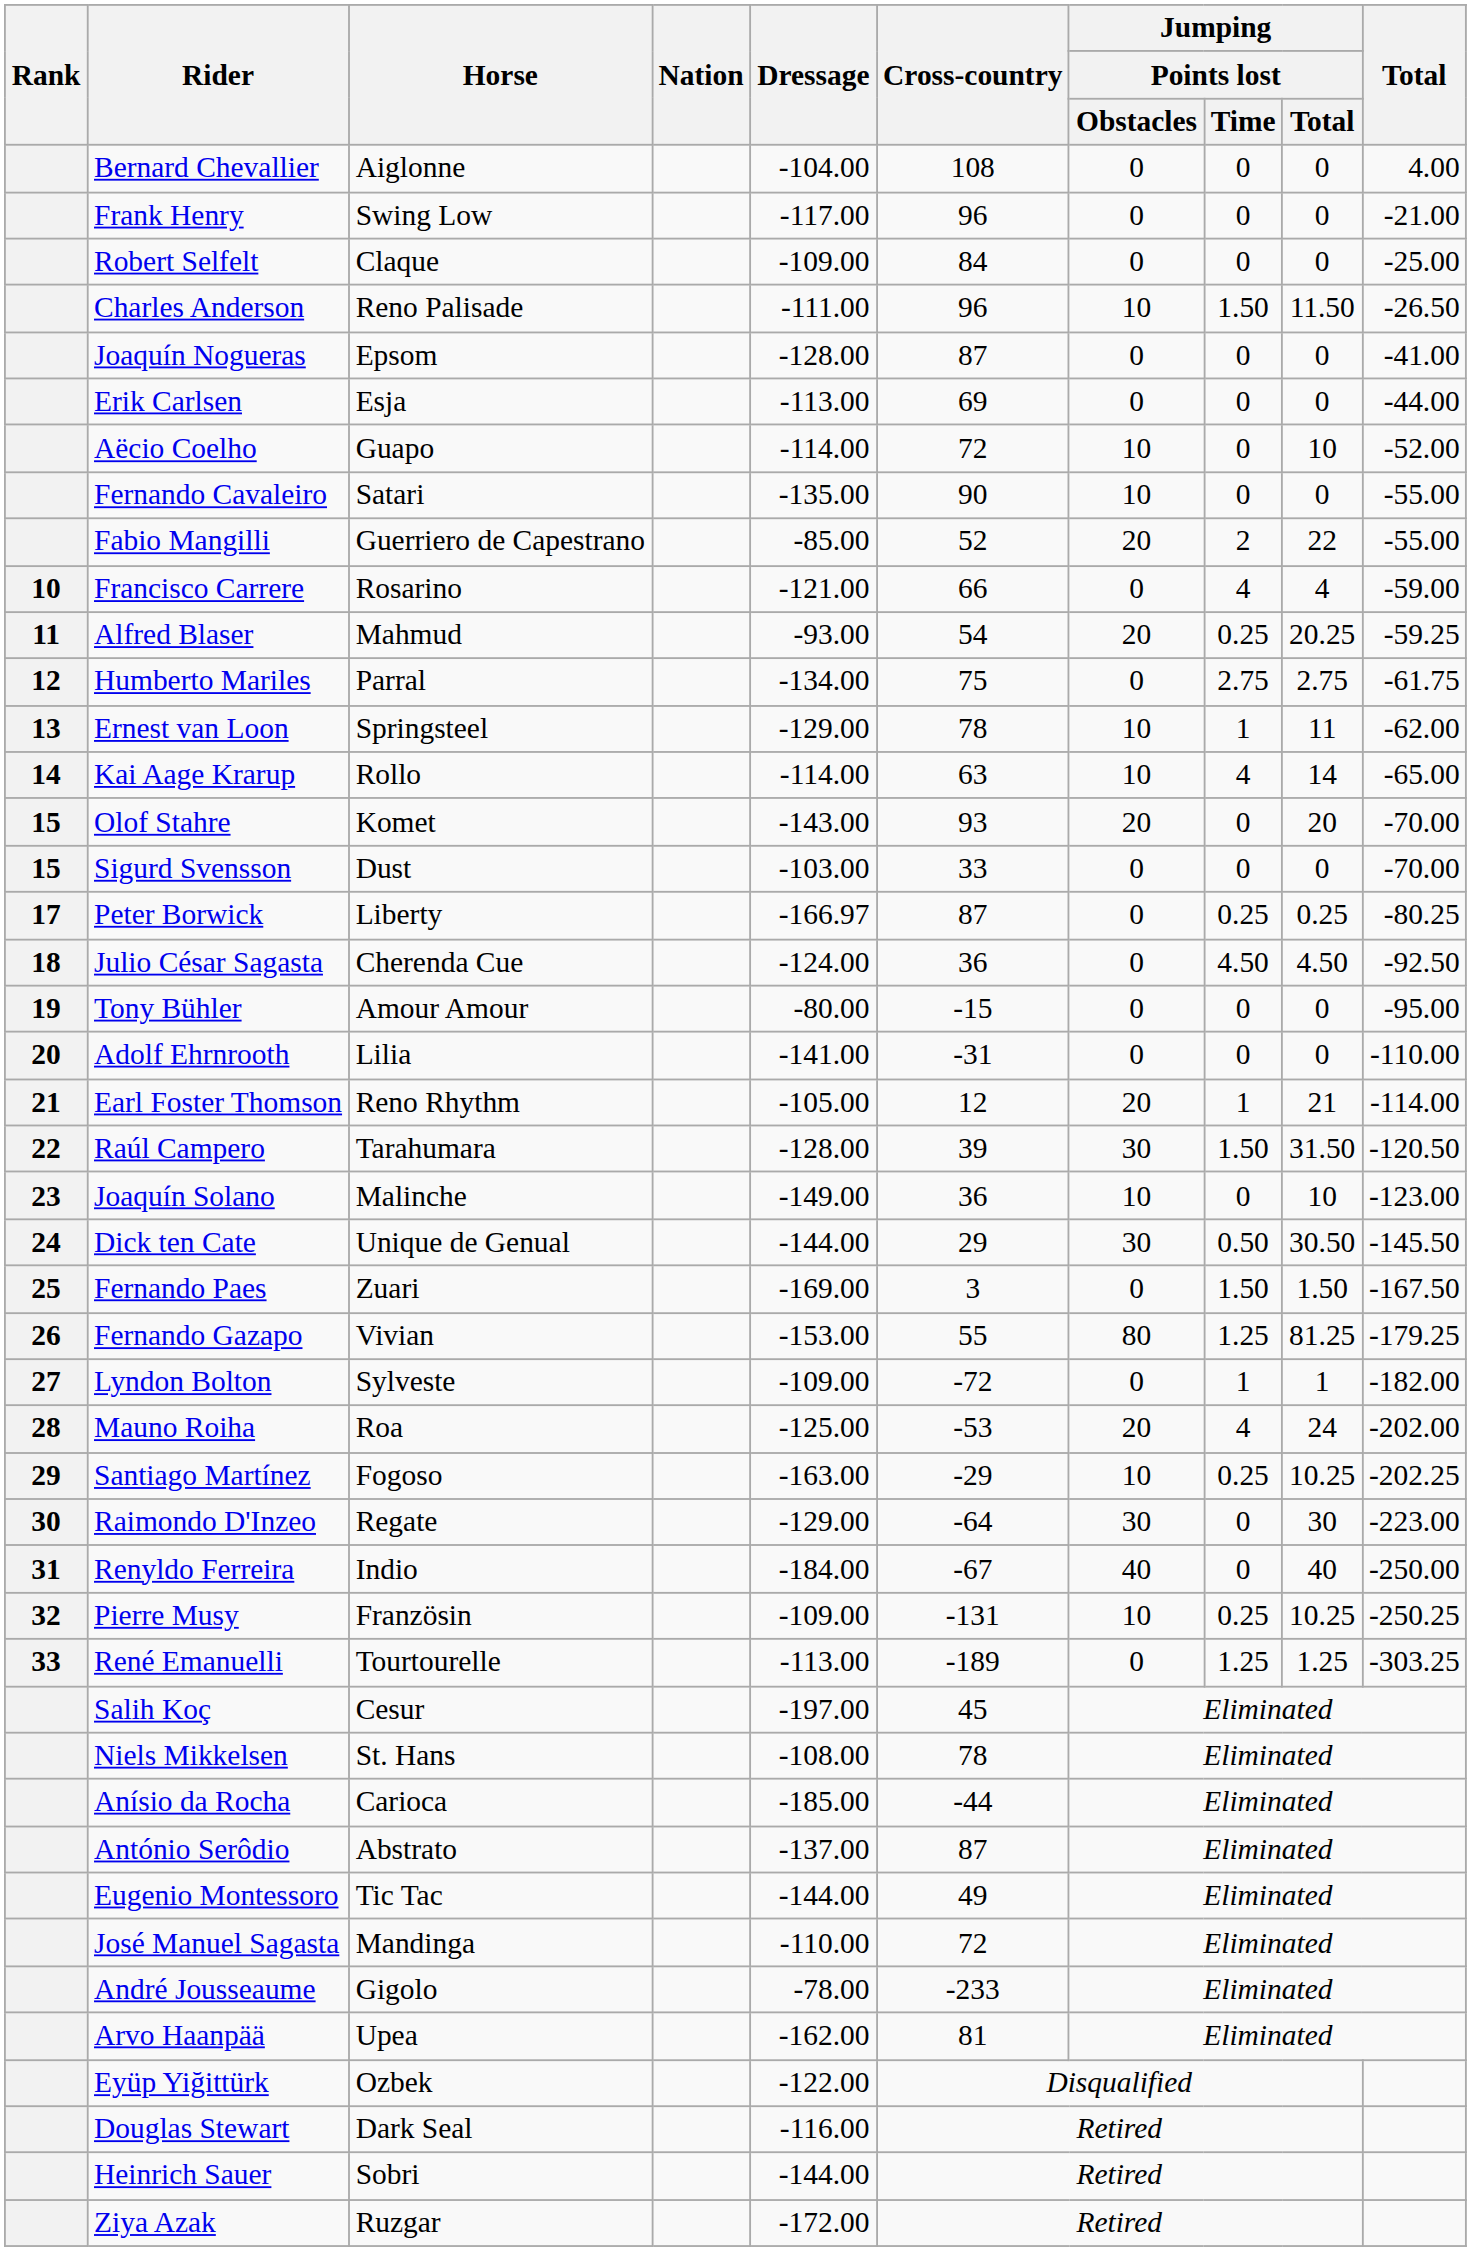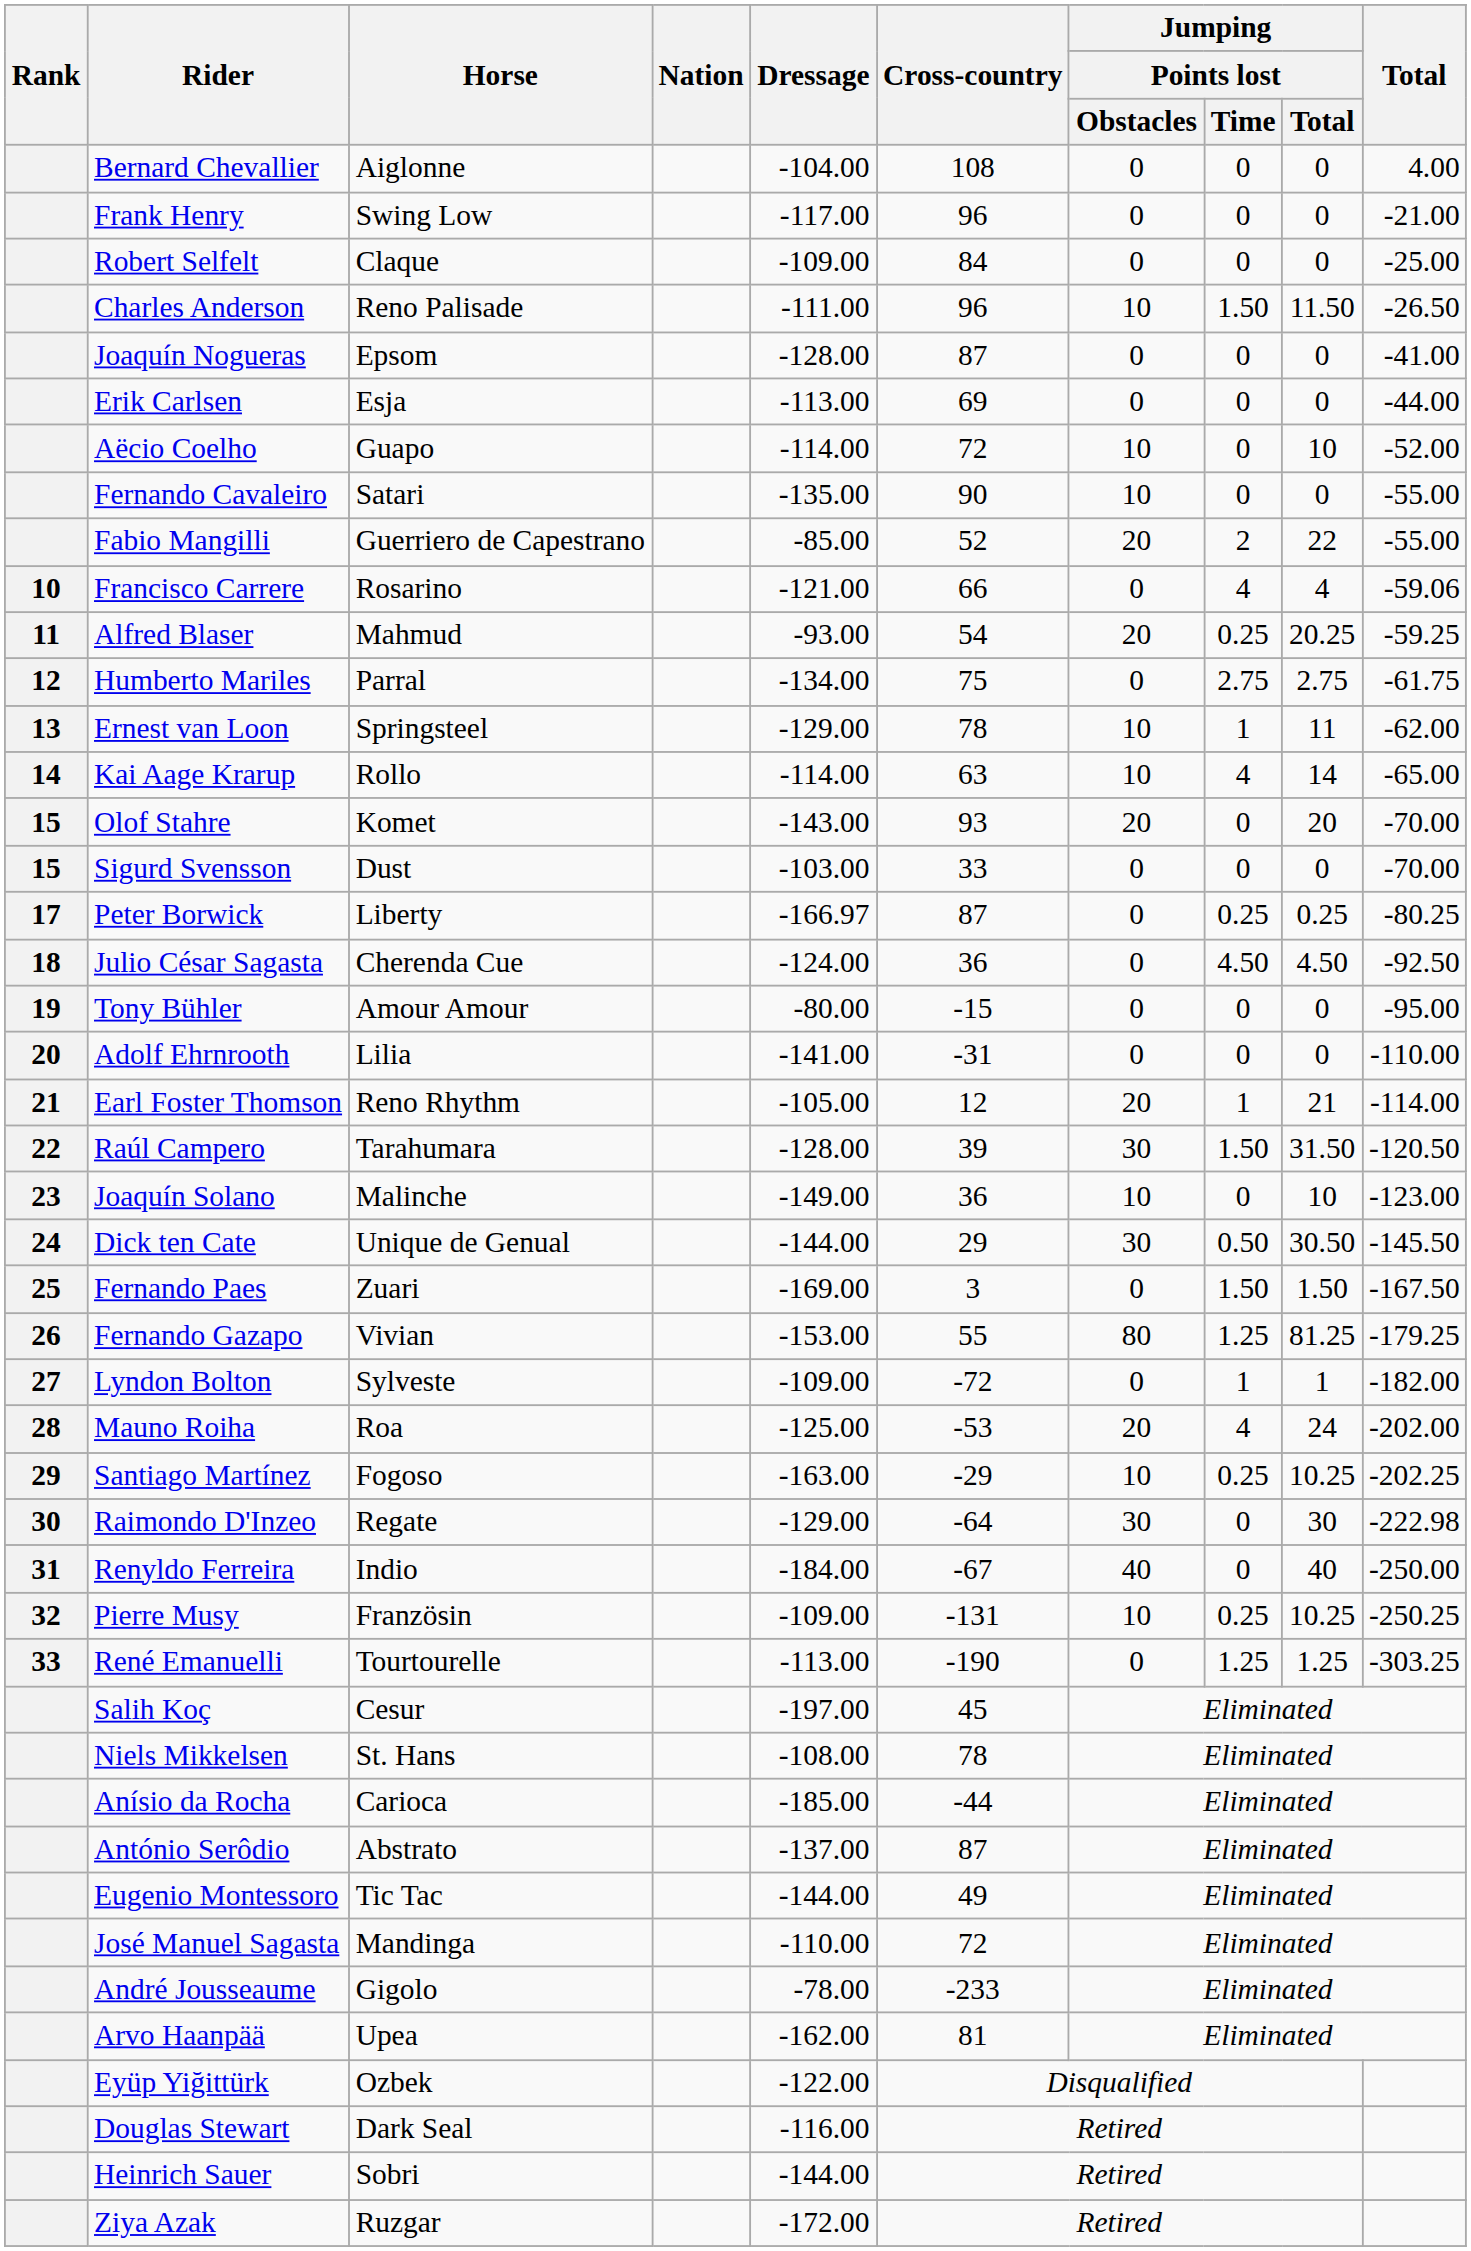(1422, 588) -59.00 -> (1422, 588) -59.06
(1414, 1521) -223.00 -> (1414, 1521) -222.98
(973, 1661) -189 -> (973, 1661) -190
